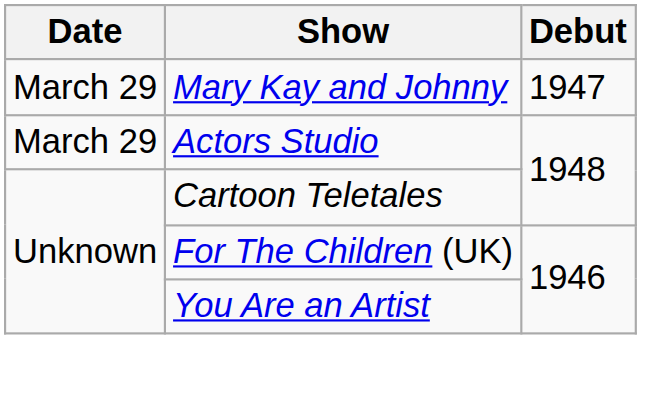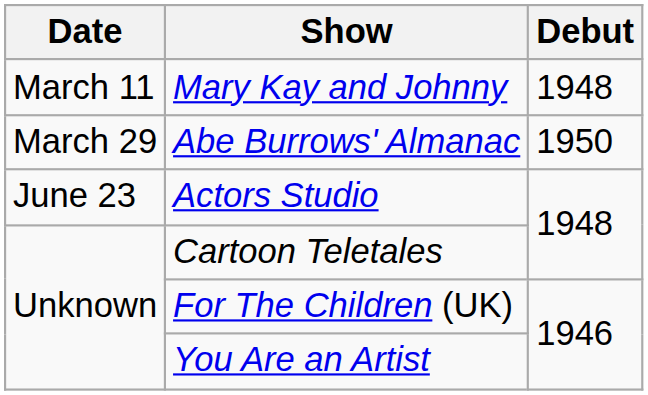(85, 86) March 29 -> (84, 86) March 11
(567, 86) 1947 -> (575, 86) 1948
+ row: (347, 141)
(85, 141) March 29 -> (75, 196) June 23
